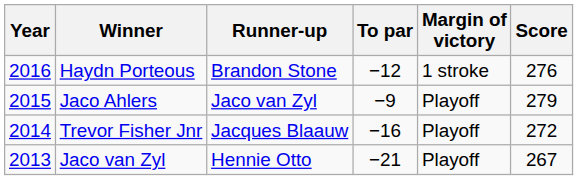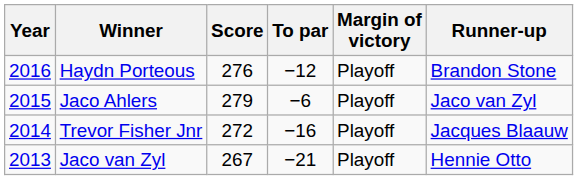columns swapped: (542, 30) <-> (280, 30)
(455, 71) 1 stroke -> (366, 71) Playoff
(385, 100) −9 -> (300, 100) −6
